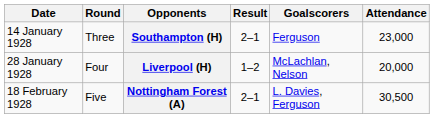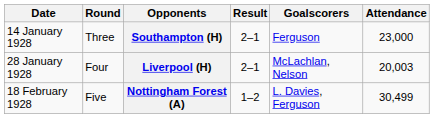(250, 67) 1–2 -> (250, 67) 2–1
(396, 67) 20,000 -> (396, 67) 20,003
(250, 98) 2–1 -> (250, 98) 1–2
(396, 98) 30,500 -> (396, 98) 30,499
